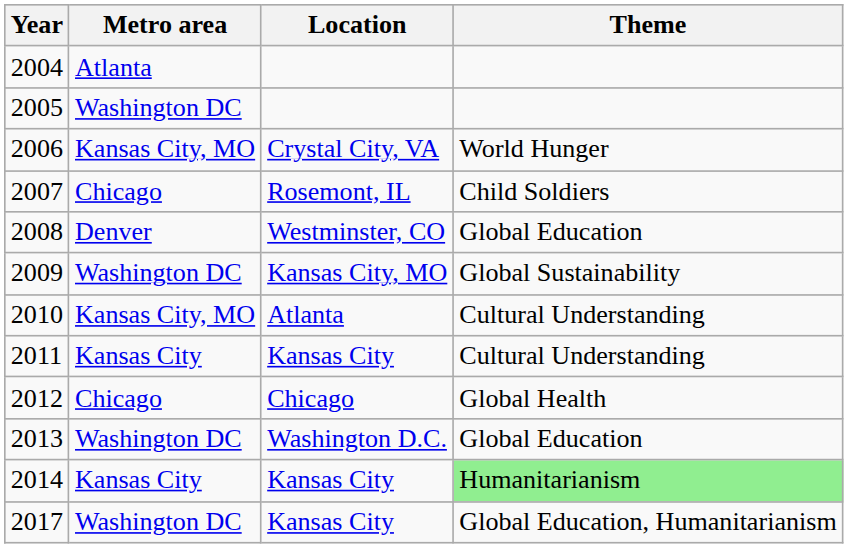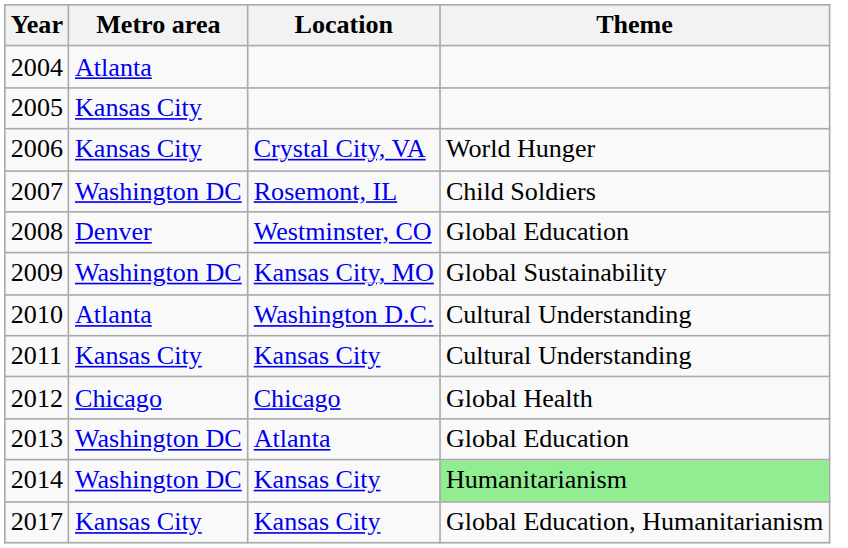(158, 107) Washington DC -> (138, 107) Kansas City
(165, 149) Kansas City, MO -> (138, 149) Kansas City
(118, 190) Chicago -> (158, 190) Washington DC
(165, 314) Kansas City, MO -> (113, 314) Atlanta
(306, 314) Atlanta -> (344, 314) Washington D.C.
(357, 438) Washington D.C. -> (292, 438) Atlanta
(138, 480) Kansas City -> (158, 480) Washington DC
(158, 521) Washington DC -> (138, 521) Kansas City
